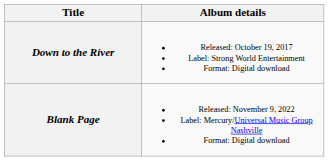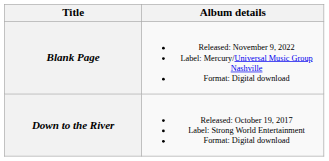rows swapped: (73, 52) <-> (73, 120)
